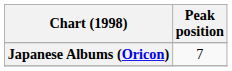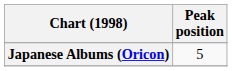(200, 54) 7 -> (200, 54) 5
